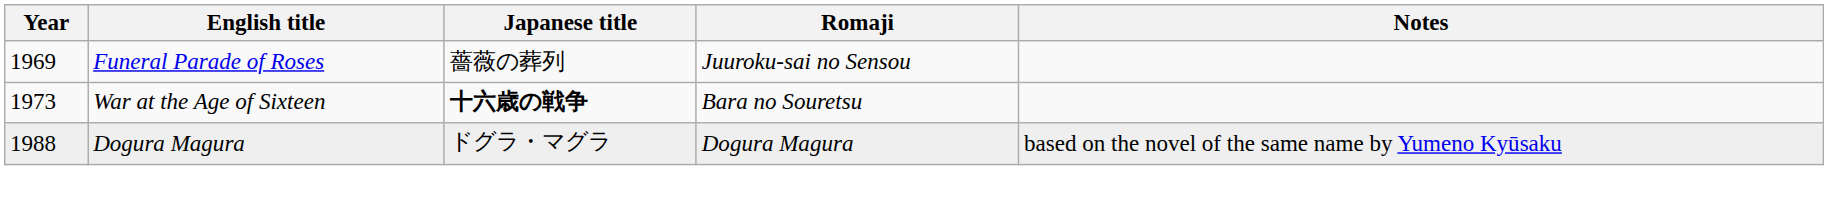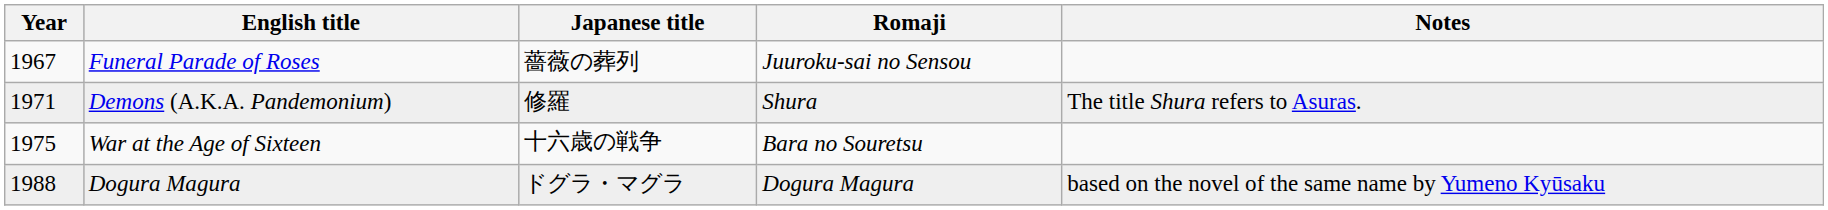(33, 61) 1969 -> (33, 61) 1967
+ row: (240, 102)
(33, 102) 1973 -> (33, 143) 1975
(519, 101) bold -> (593, 142) normal
